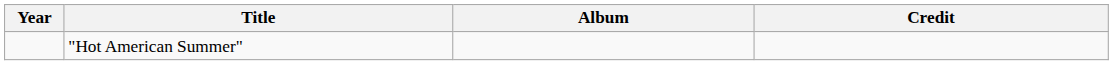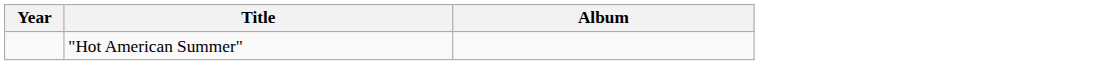- column: (931, 18)
